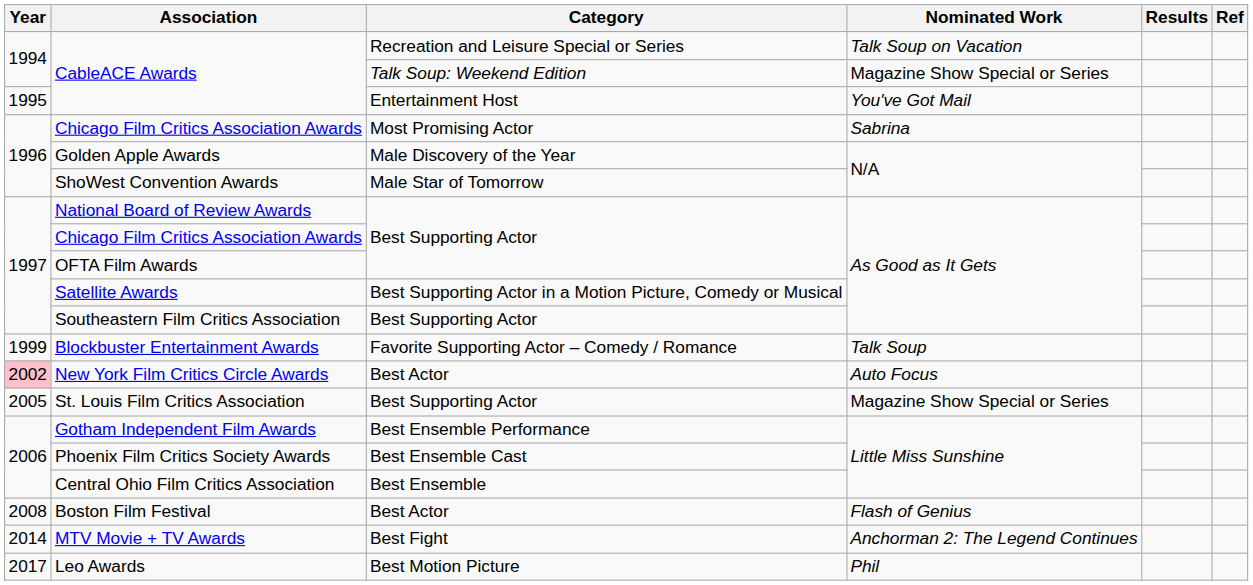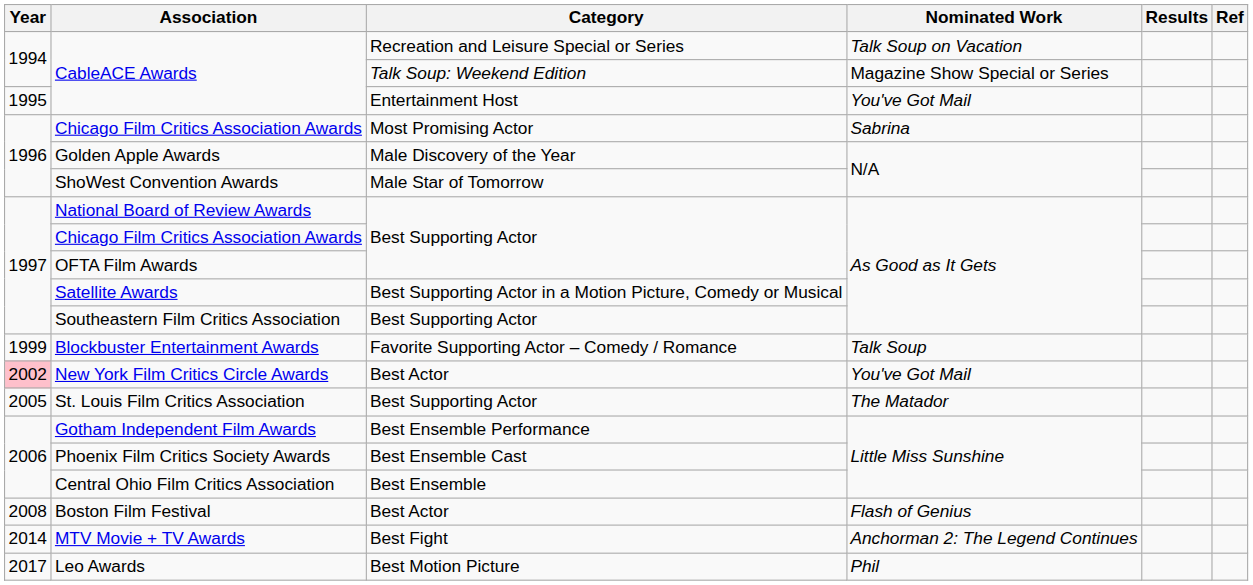(894, 374) Auto Focus -> (911, 374) You've Got Mail
(980, 401) Magazine Show Special or Series -> (899, 401) The Matador
